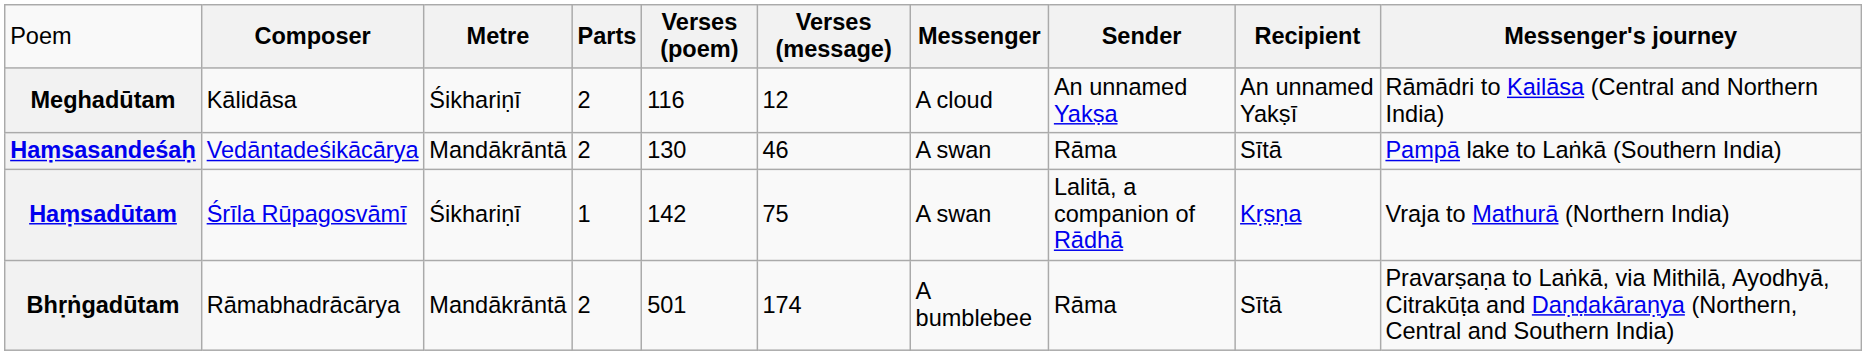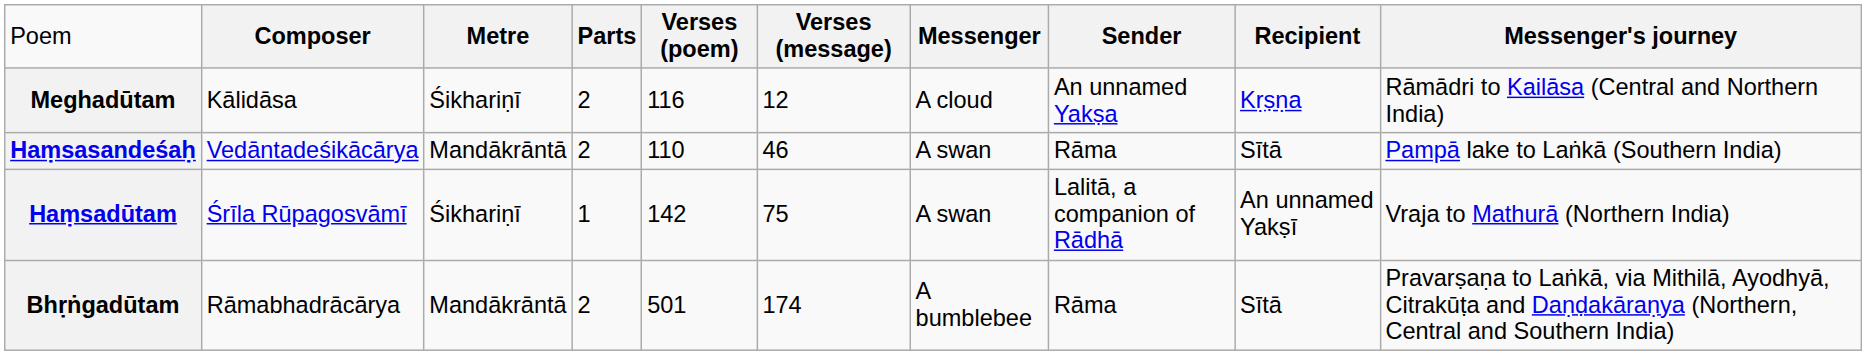(1307, 100) An unnamed Yakṣī -> (1271, 100) Kṛṣṇa
(667, 150) 130 -> (666, 150) 110
(1271, 214) Kṛṣṇa -> (1307, 214) An unnamed Yakṣī
